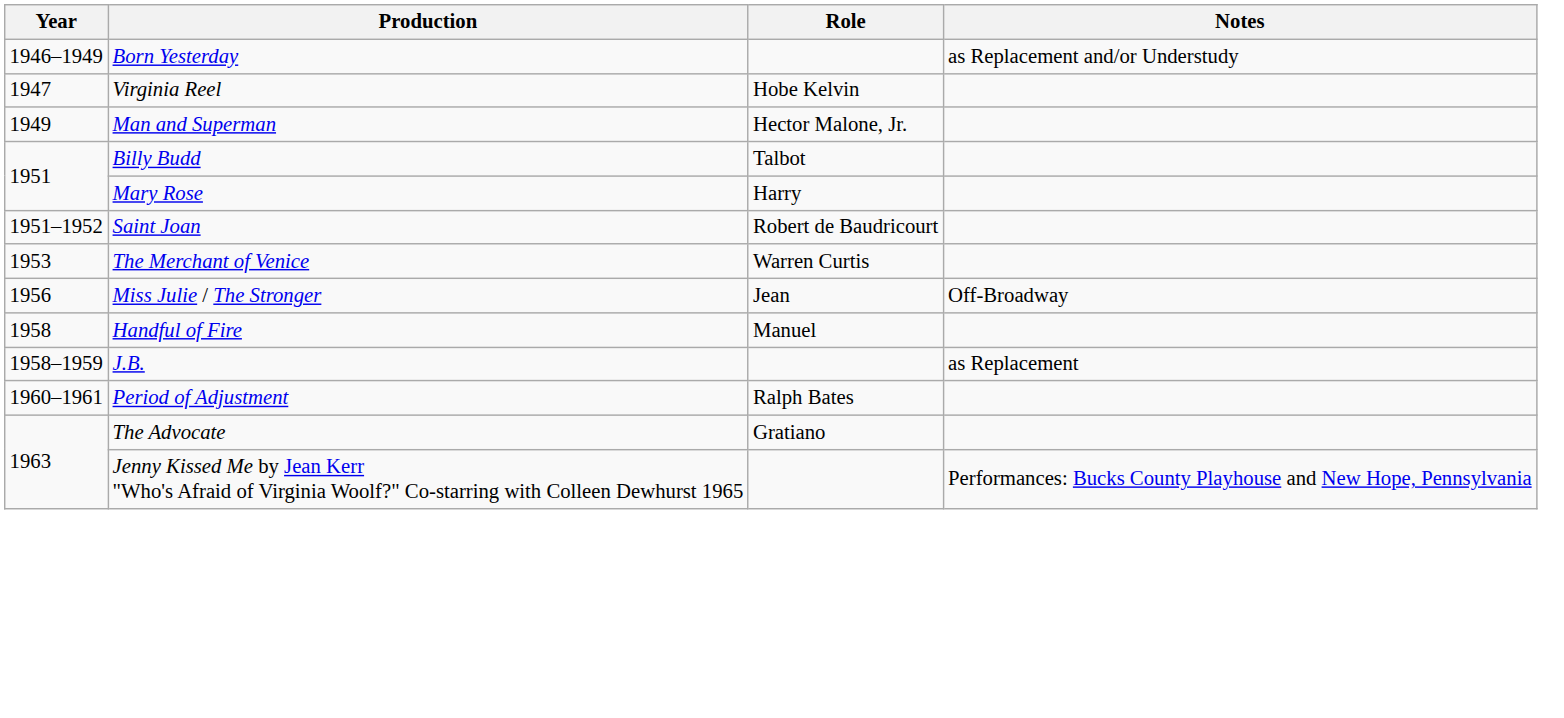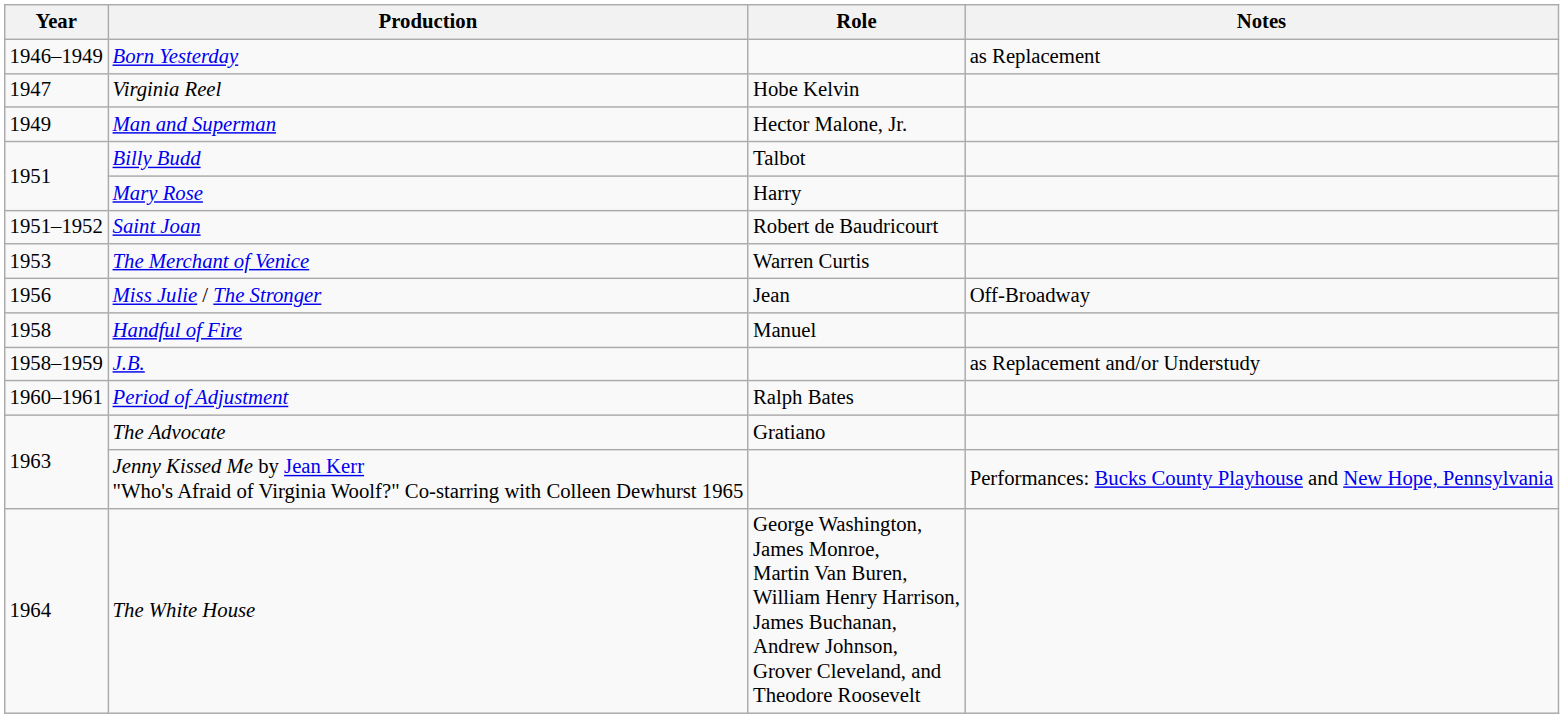(1093, 56) as Replacement and/or Understudy -> (1035, 56) as Replacement
(1013, 363) as Replacement -> (1115, 363) as Replacement and/or Understudy
+ row: (184, 610)
